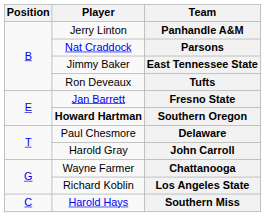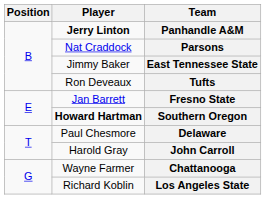(98, 30) normal -> (98, 30) bold
- row: (202, 202)
